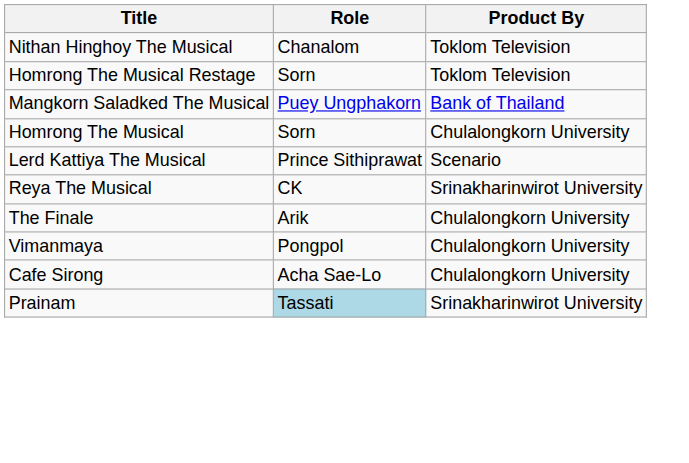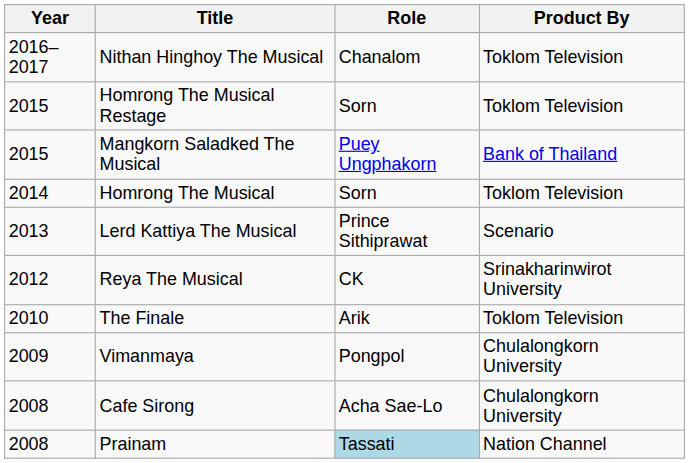+ column: (50, 18)
(530, 132) Chulalongkorn University -> (553, 192) Toklom Television
(530, 217) Chulalongkorn University -> (553, 318) Toklom Television
(536, 302) Srinakharinwirot University -> (545, 444) Nation Channel
